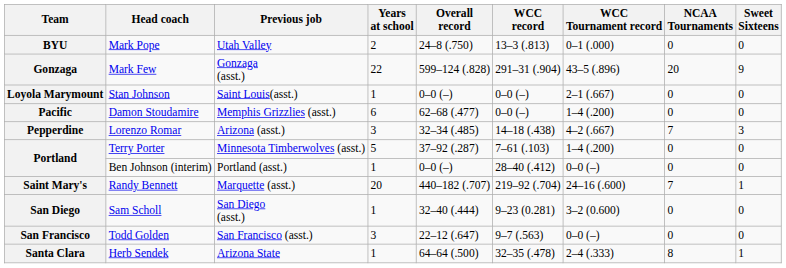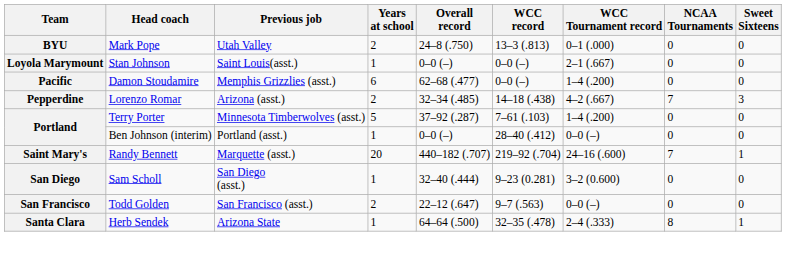- row: (55, 69)
(373, 130) 3 -> (373, 99) 2
(373, 235) 3 -> (373, 203) 2
